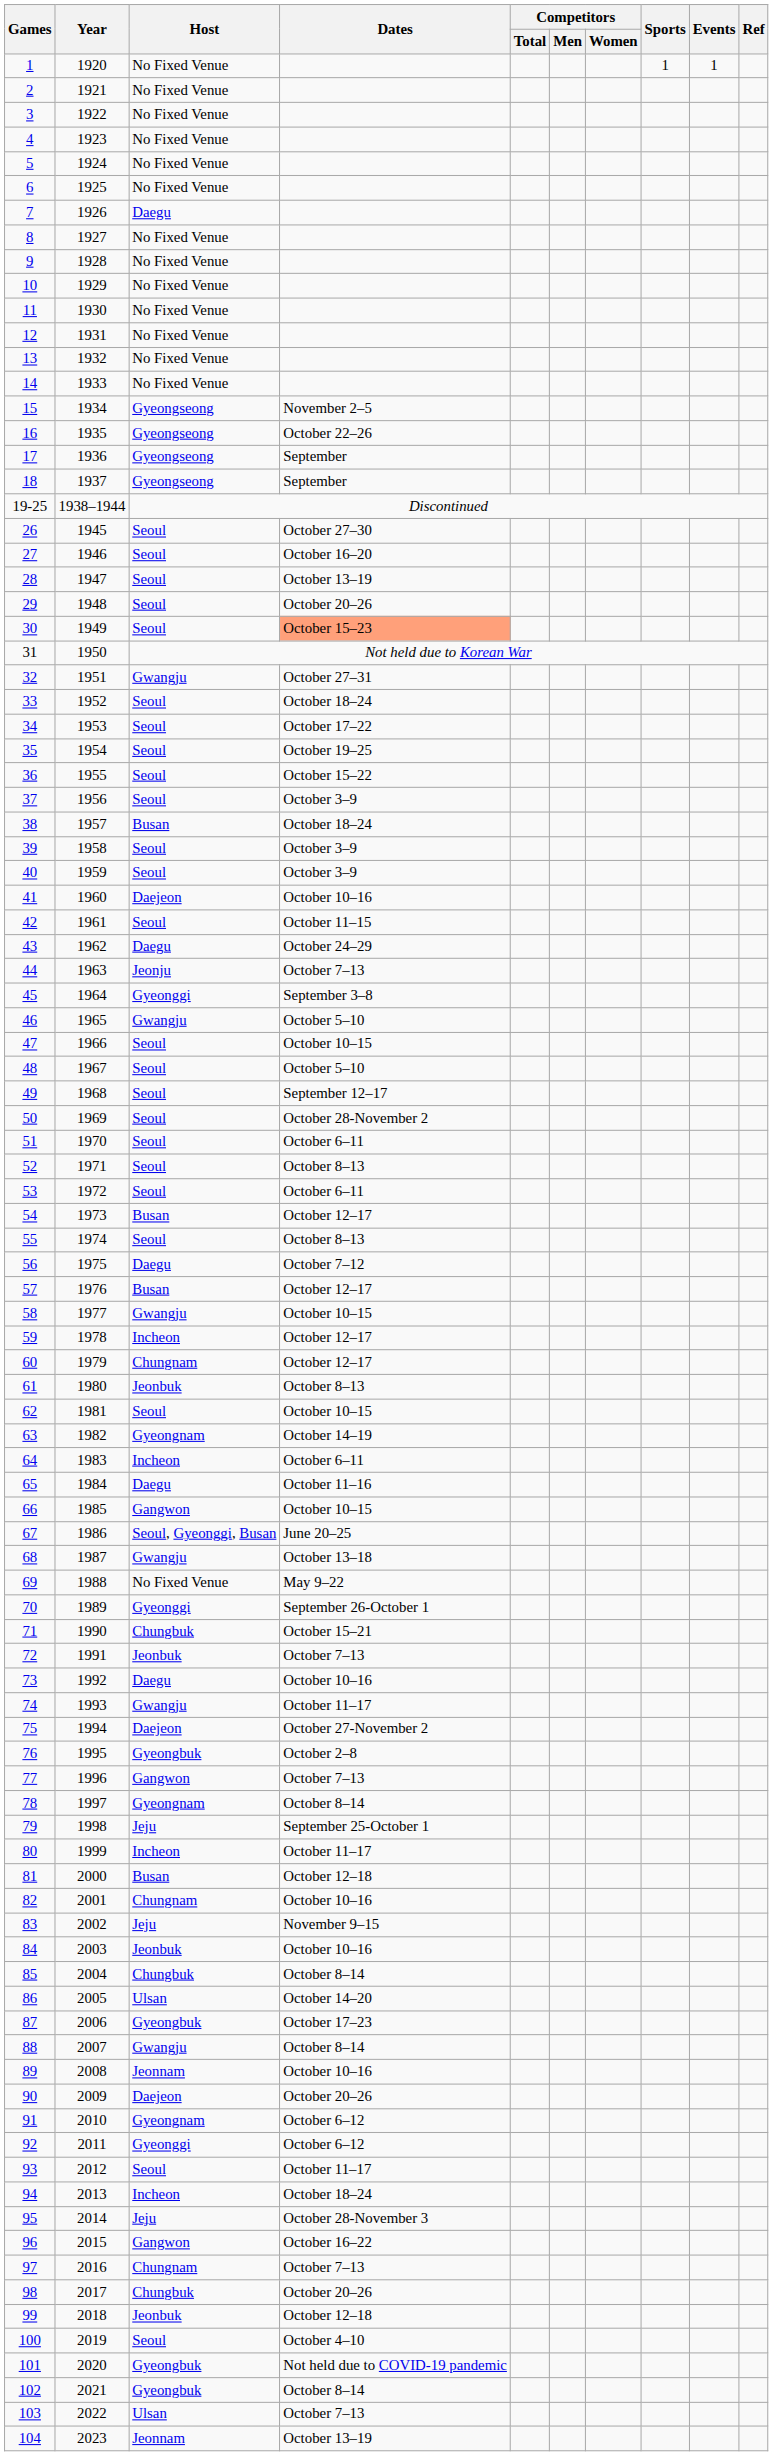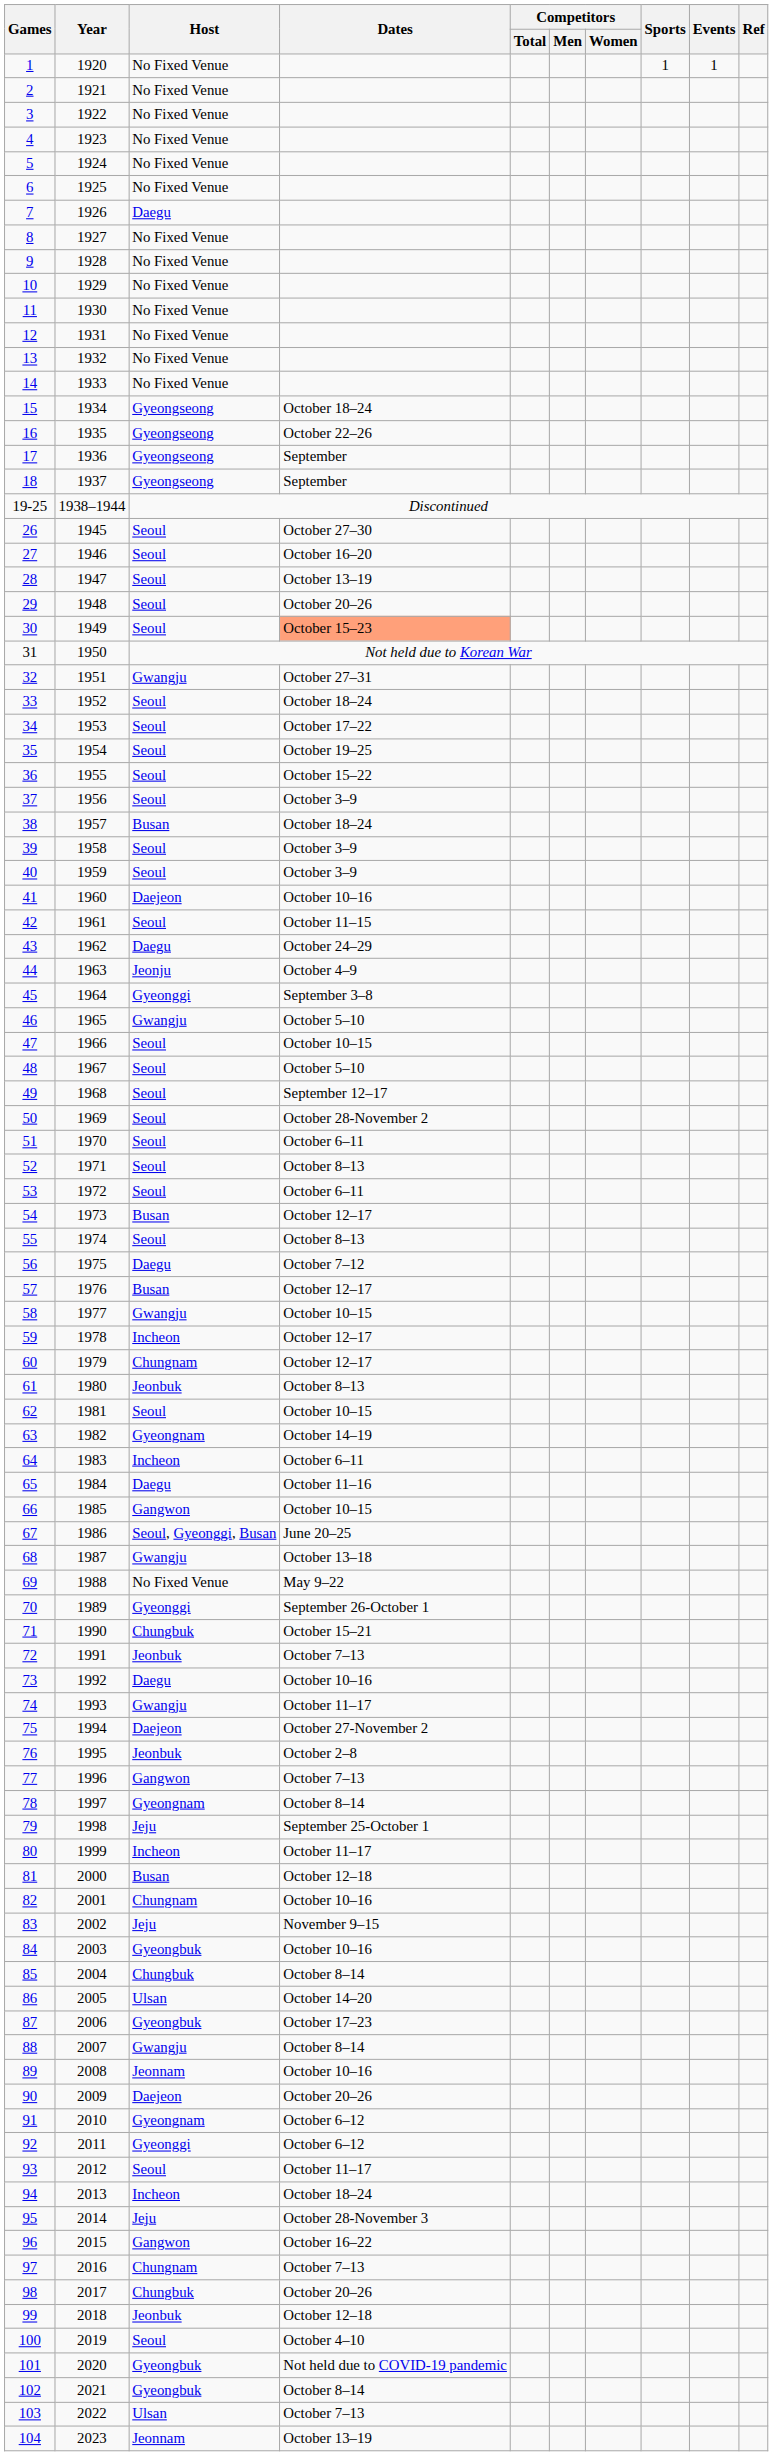(328, 408) November 2–5 -> (328, 408) October 18–24
(324, 971) October 7–13 -> (320, 971) October 4–9
(167, 1753) Gyeongbuk -> (157, 1753) Jeonbuk
(157, 1949) Jeonbuk -> (167, 1949) Gyeongbuk
